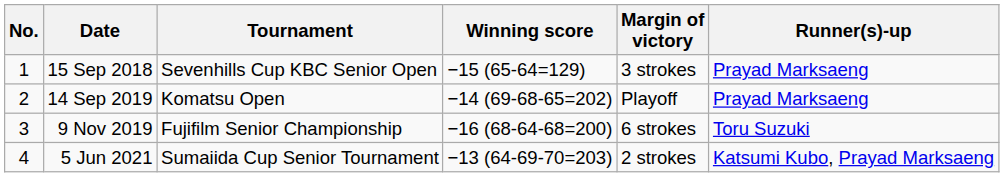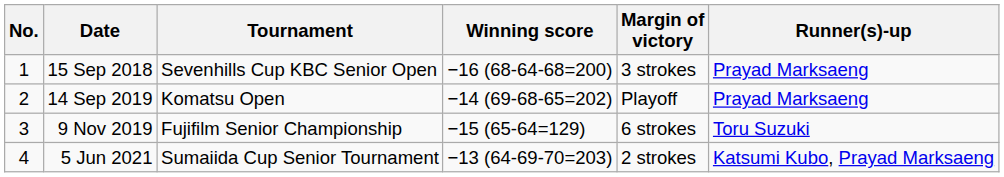(517, 70) −15 (65-64=129) -> (530, 70) −16 (68-64-68=200)
(530, 128) −16 (68-64-68=200) -> (517, 128) −15 (65-64=129)
